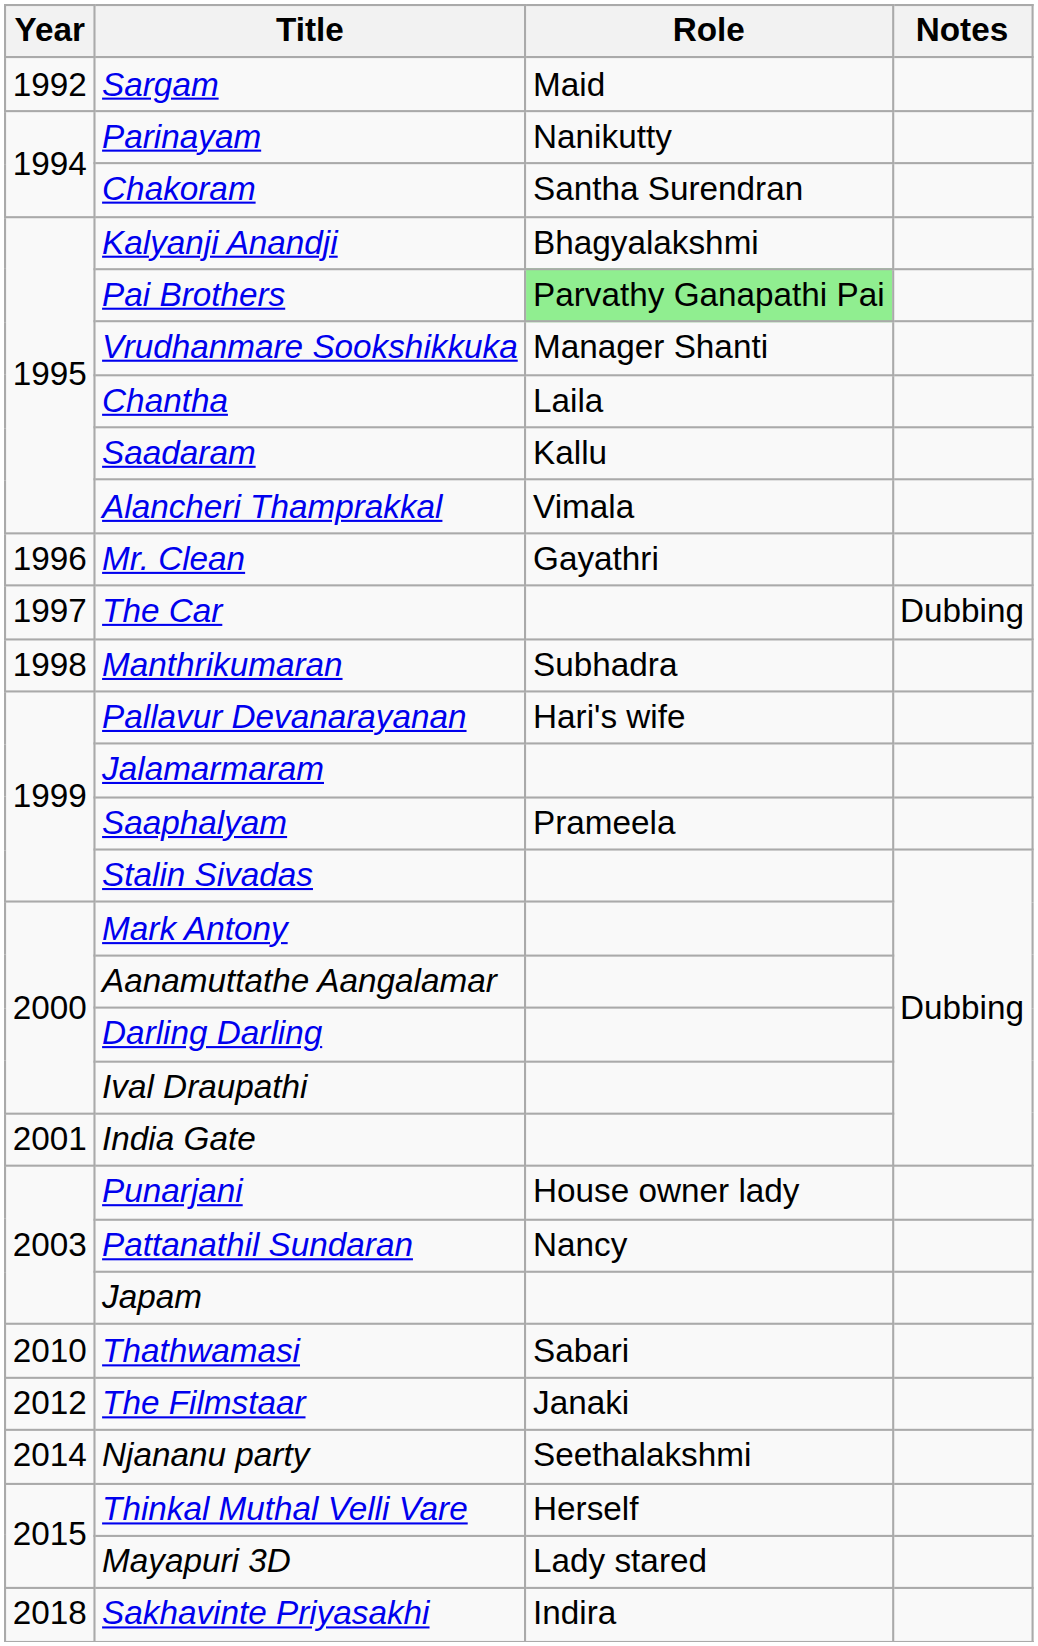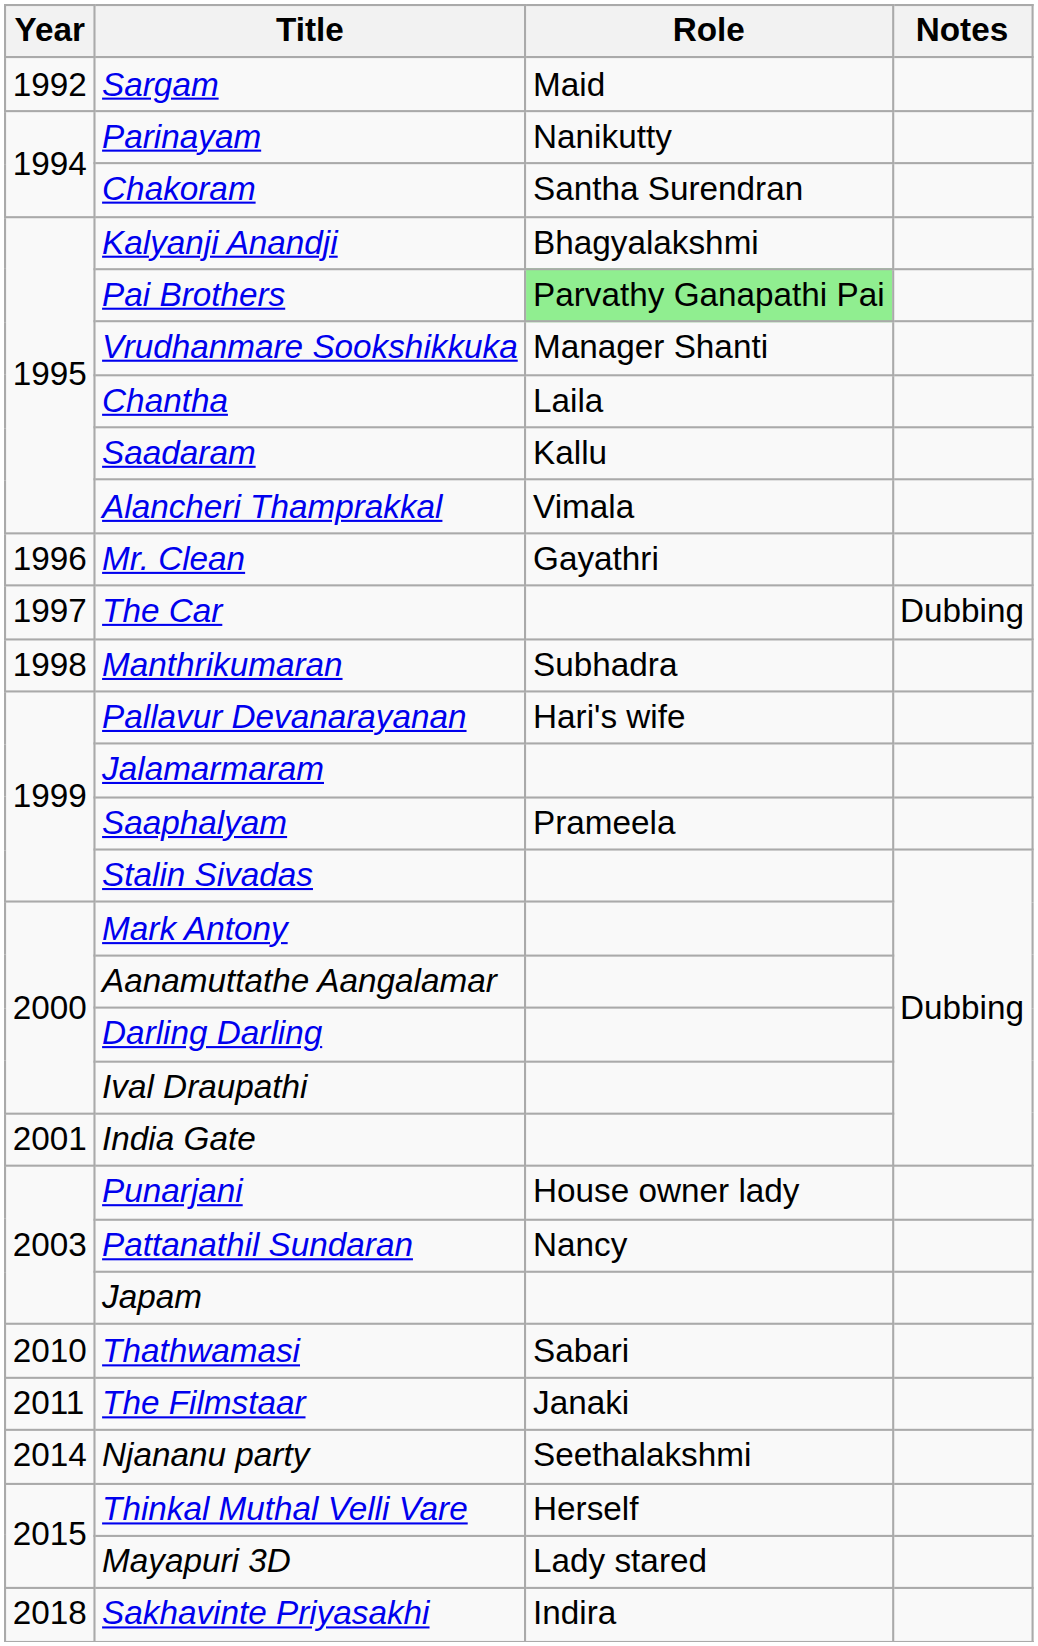(50, 1403) 2012 -> (48, 1403) 2011
